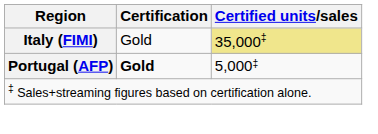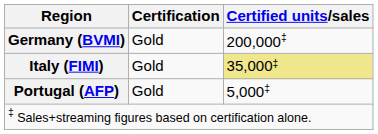+ row: (66, 40)
(137, 66) bold -> (148, 91) normal
